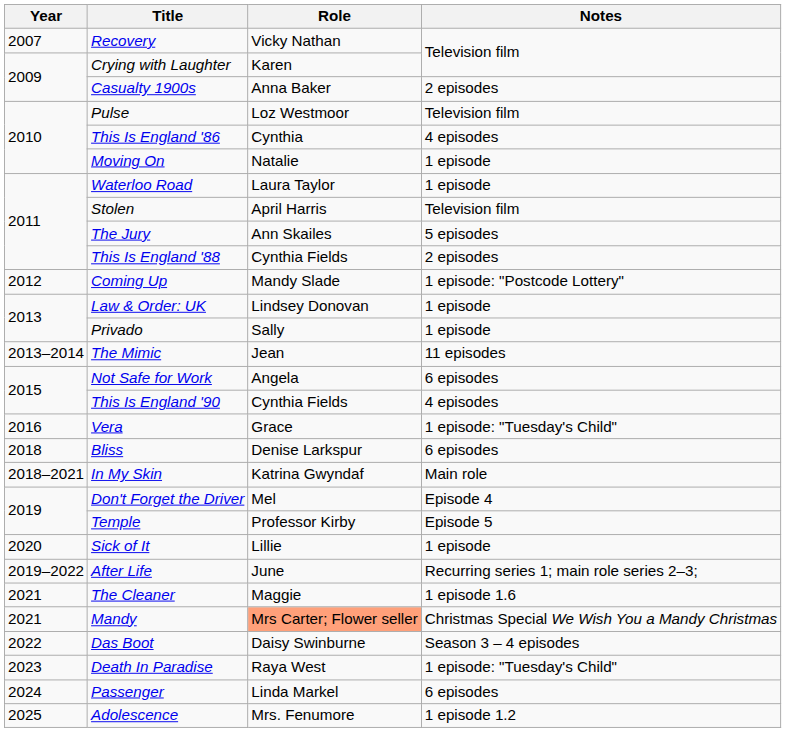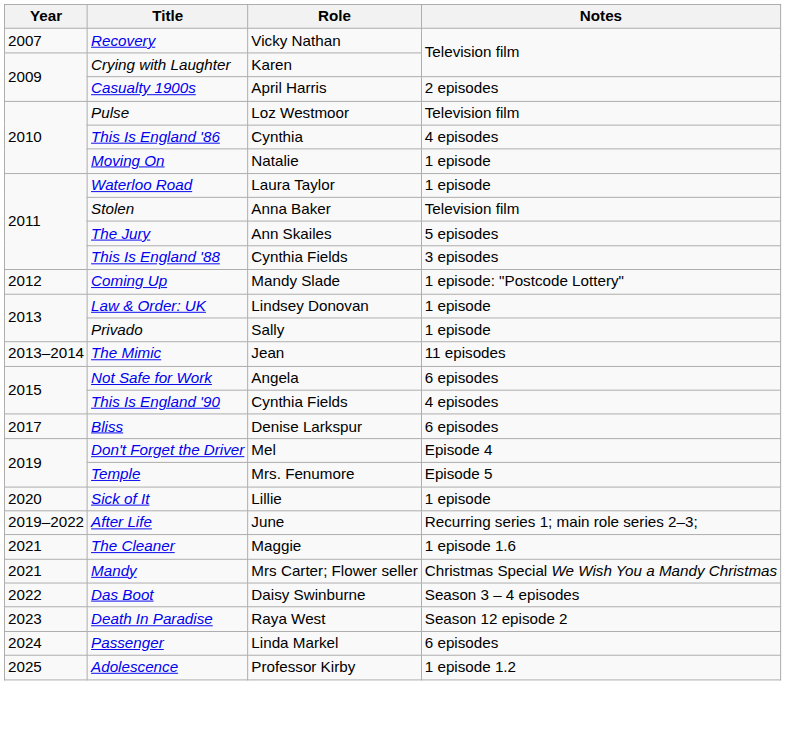(291, 88) Anna Baker -> (289, 88) April Harris
(289, 209) April Harris -> (291, 209) Anna Baker
(462, 257) 2 episodes -> (462, 257) 3 episodes
- row: (107, 426)
(25, 450) 2018 -> (25, 426) 2017
- row: (127, 474)
(303, 522) Professor Kirby -> (303, 474) Mrs. Fenumore
(335, 619) lightsalmon background -> (335, 570) no background
(521, 667) 1 episode: "Tuesday's Child" -> (496, 619) Season 12 episode 2
(303, 715) Mrs. Fenumore -> (303, 667) Professor Kirby
